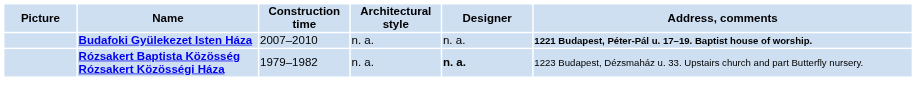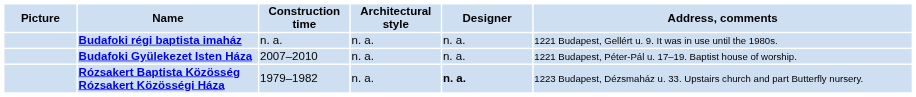+ row: (160, 40)
(673, 40) bold -> (666, 57) normal
